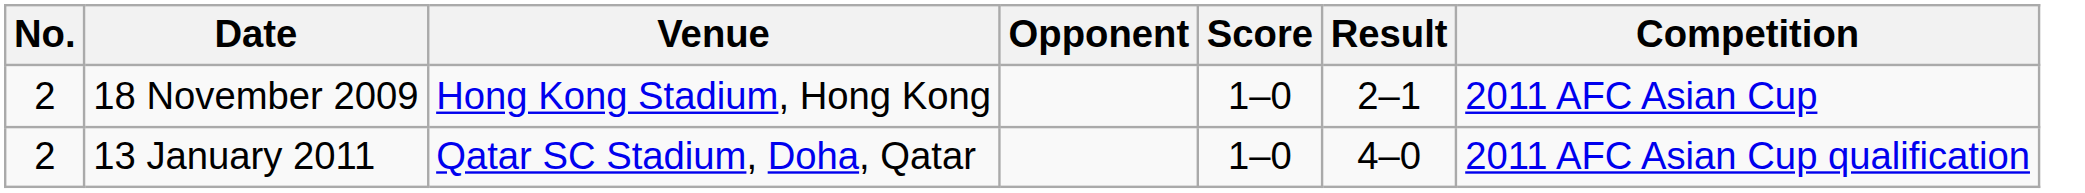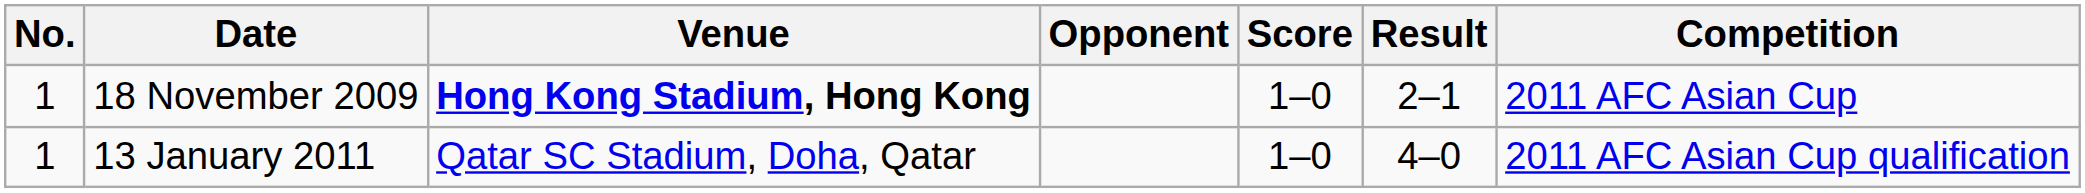(45, 95) 2 -> (45, 95) 1
(714, 95) normal -> (734, 95) bold
(45, 156) 2 -> (45, 156) 1
